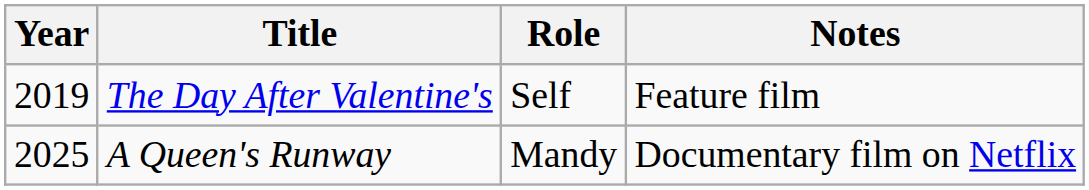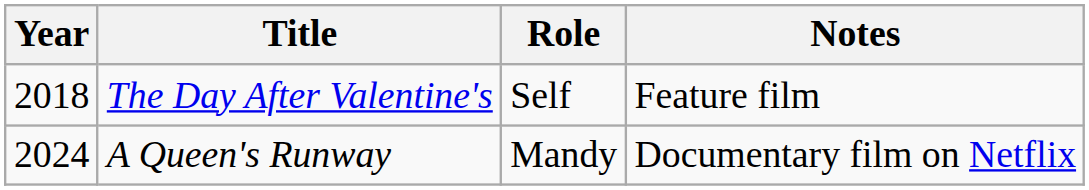(52, 94) 2019 -> (52, 94) 2018
(52, 154) 2025 -> (52, 154) 2024
